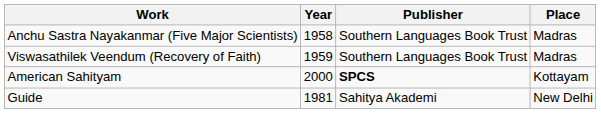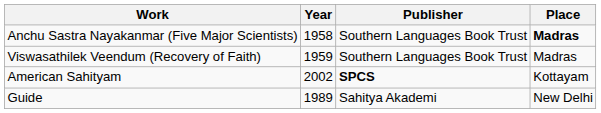(555, 35) normal -> (556, 35) bold
(318, 77) 2000 -> (318, 77) 2002
(318, 98) 1981 -> (318, 98) 1989
